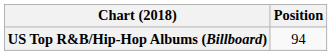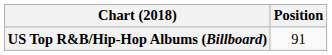(298, 38) 94 -> (298, 38) 91
